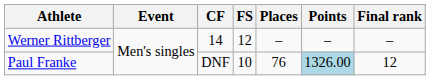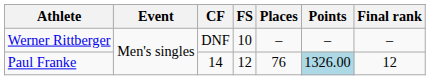(215, 40) 14 -> (215, 40) DNF
(245, 40) 12 -> (245, 40) 10
(215, 63) DNF -> (215, 63) 14
(245, 63) 10 -> (245, 63) 12
